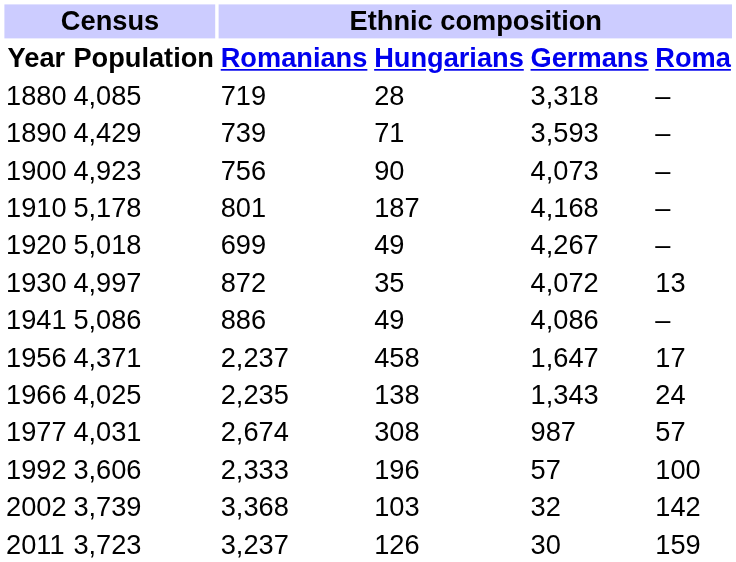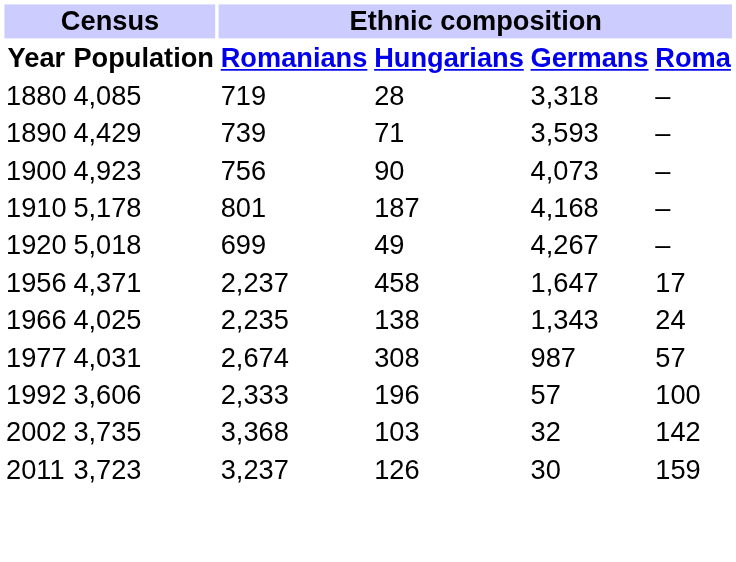- row: (36, 282)
- row: (36, 320)
(107, 507) 3,739 -> (107, 432) 3,735
